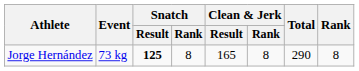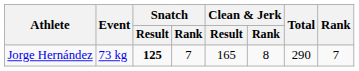(188, 56) 8 -> (188, 56) 7
(336, 56) 8 -> (336, 56) 7
